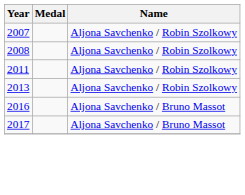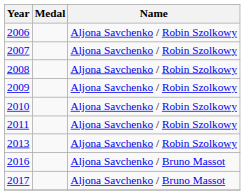+ row: (18, 32)
+ row: (18, 88)
+ row: (18, 106)
